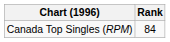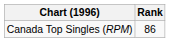(150, 29) 84 -> (150, 29) 86
